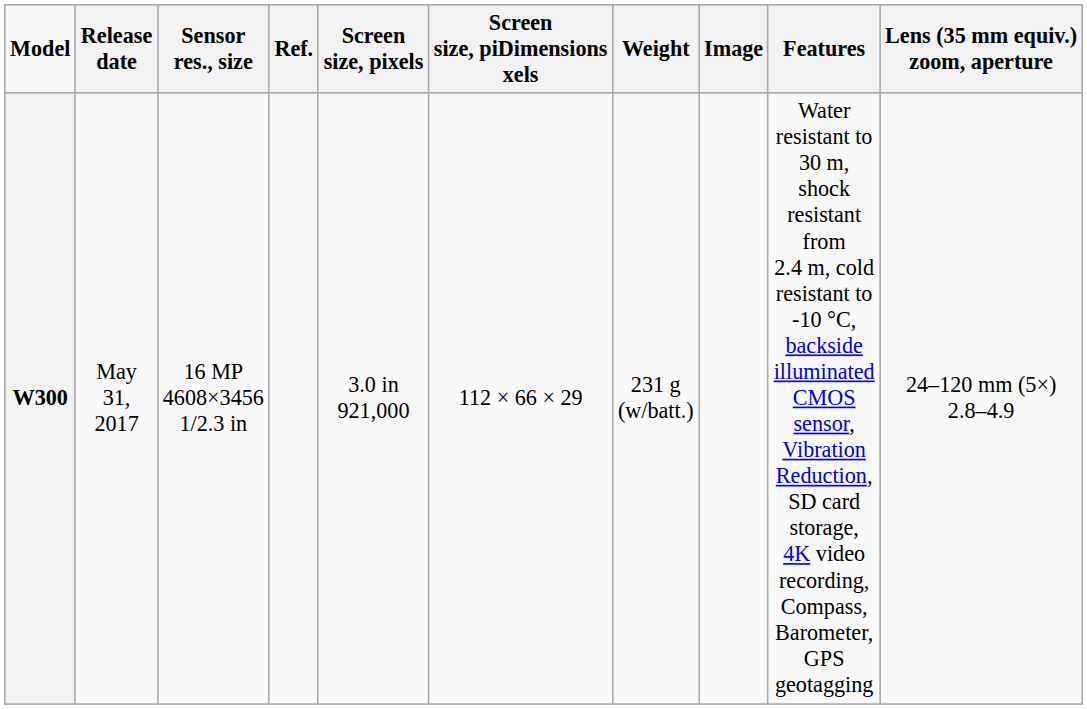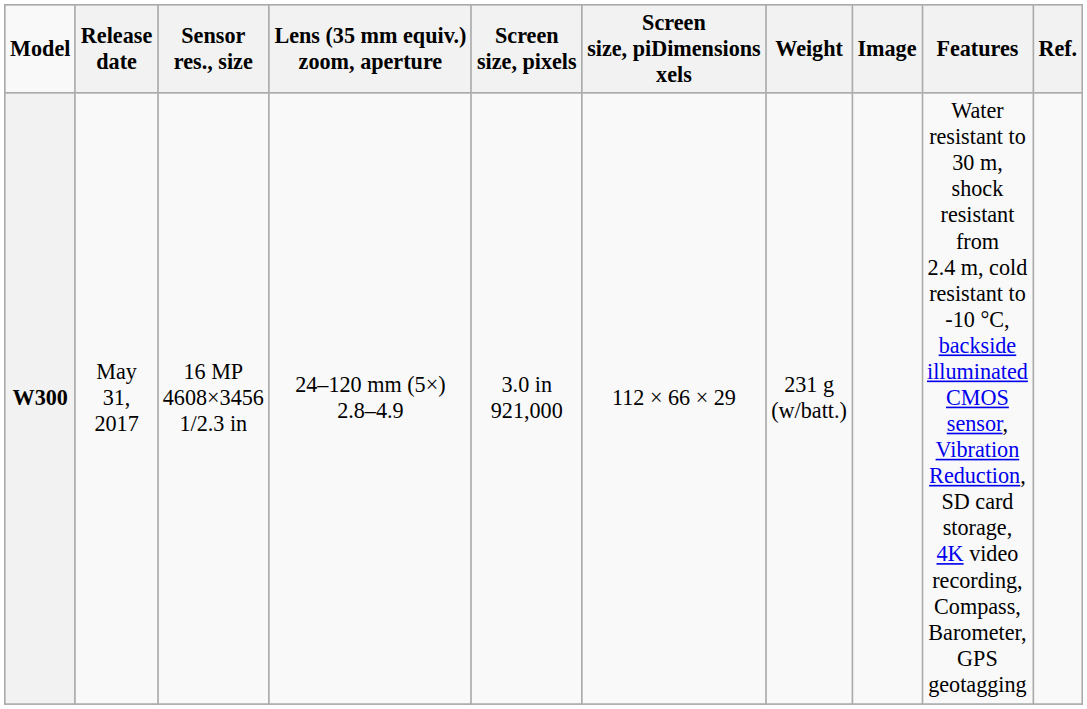columns swapped: (981, 48) <-> (294, 48)
